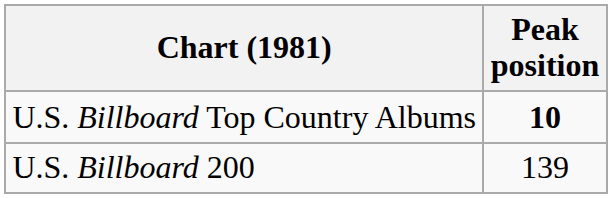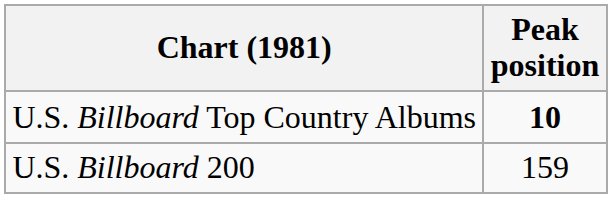(545, 167) 139 -> (545, 167) 159
